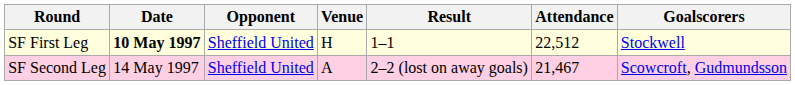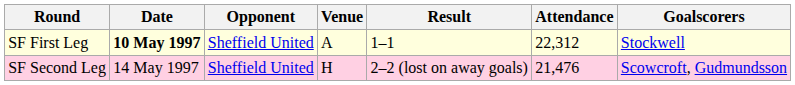(327, 42) H -> (327, 42) A
(557, 42) 22,512 -> (557, 42) 22,312
(327, 67) A -> (327, 67) H
(557, 67) 21,467 -> (557, 67) 21,476
